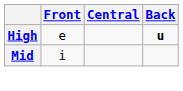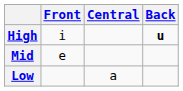(62, 35) e -> (62, 35) i
(62, 55) i -> (62, 55) e
+ row: (22, 76)
